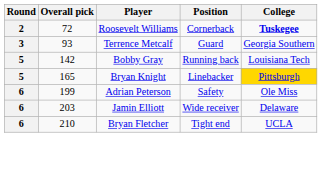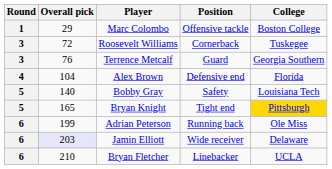+ row: (138, 28)
(21, 28) 2 -> (21, 44) 3
(279, 28) bold -> (289, 44) normal
(67, 44) 93 -> (67, 60) 76
+ row: (138, 76)
(67, 60) 142 -> (67, 92) 140
(211, 60) Running back -> (215, 92) Safety
(211, 76) Linebacker -> (215, 108) Tight end
(211, 92) Safety -> (215, 124) Running back
(67, 108) no background -> (67, 140) lavender background
(211, 124) Tight end -> (215, 156) Linebacker
